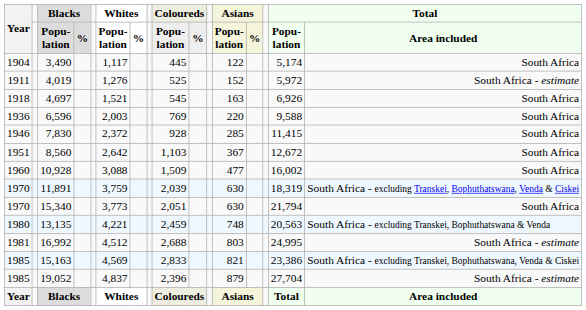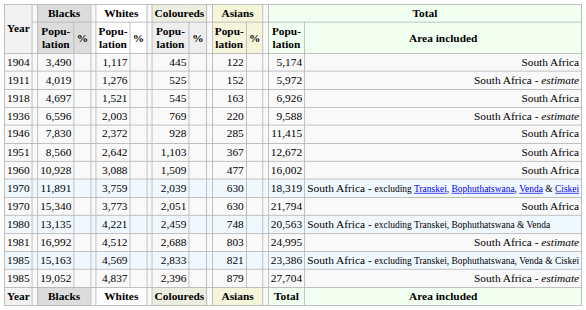(550, 116) South Africa -> (527, 116) South Africa - estimate
